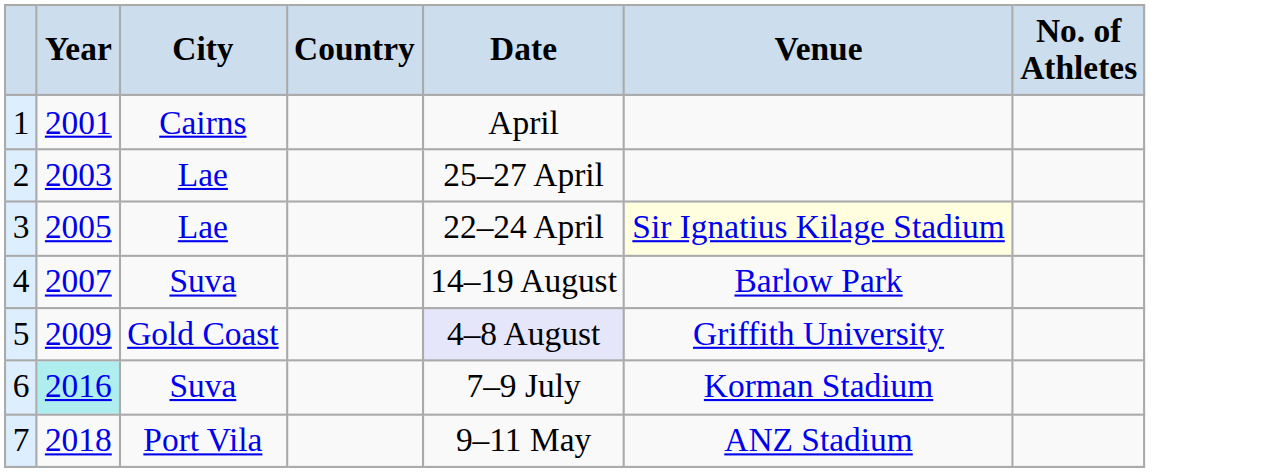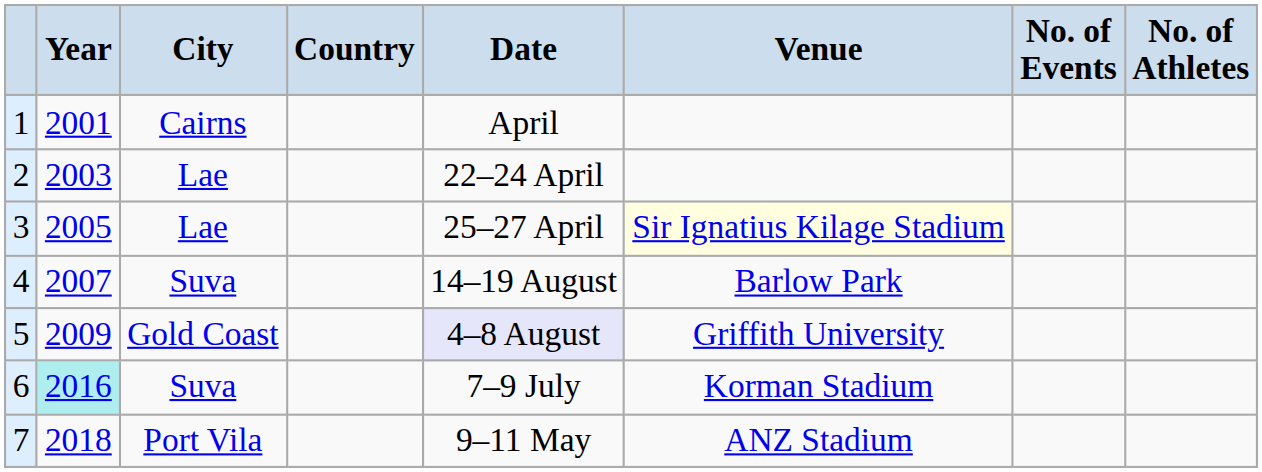+ column: (1069, 49)
(524, 174) 25–27 April -> (524, 174) 22–24 April
(524, 227) 22–24 April -> (524, 227) 25–27 April
